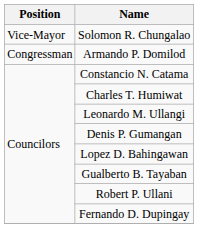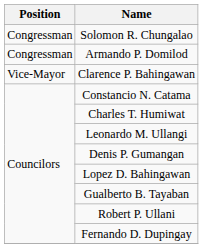(36, 34) Vice-Mayor -> (40, 34) Congressman
+ row: (136, 74)
